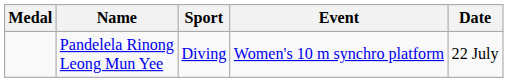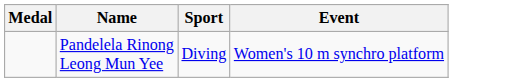- column: (475, 18)
